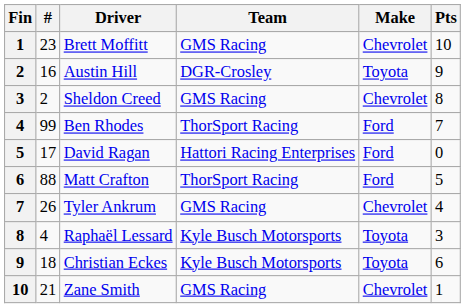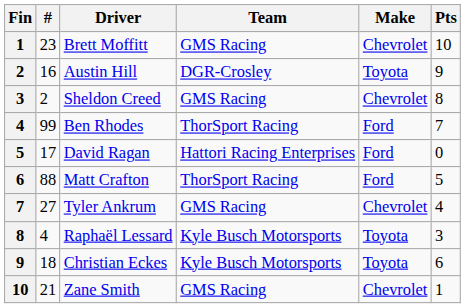(48, 207) 26 -> (48, 207) 27
